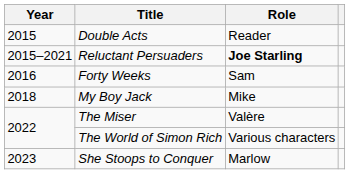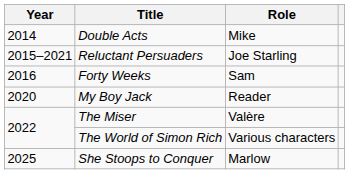(22, 35) 2015 -> (22, 35) 2014
(250, 35) Reader -> (242, 35) Mike
(265, 55) bold -> (262, 55) normal
(22, 96) 2018 -> (22, 96) 2020
(242, 96) Mike -> (250, 96) Reader
(22, 158) 2023 -> (22, 158) 2025
